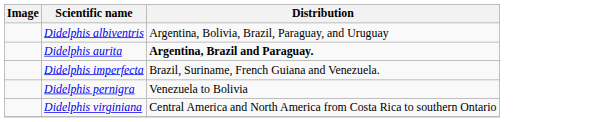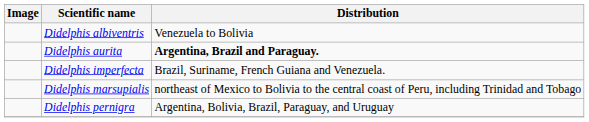(269, 32) Argentina, Bolivia, Brazil, Paraguay, and Uruguay -> (204, 32) Venezuela to Bolivia
+ row: (97, 88)
(199, 88) Venezuela to Bolivia -> (274, 107) Argentina, Bolivia, Brazil, Paraguay, and Uruguay
- row: (93, 107)
